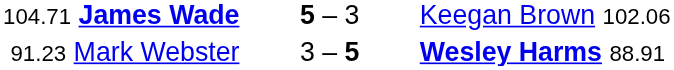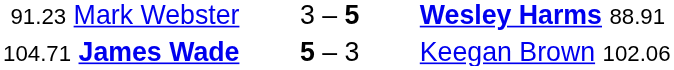rows swapped: (125, 52) <-> (121, 15)
